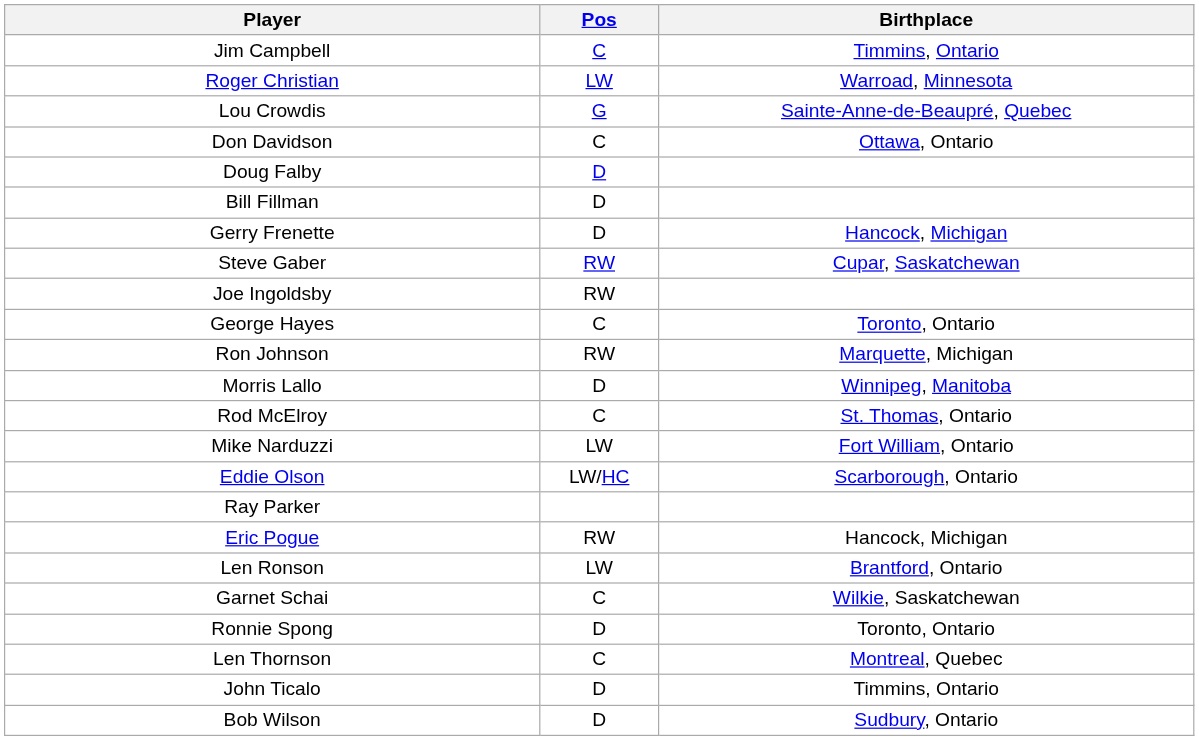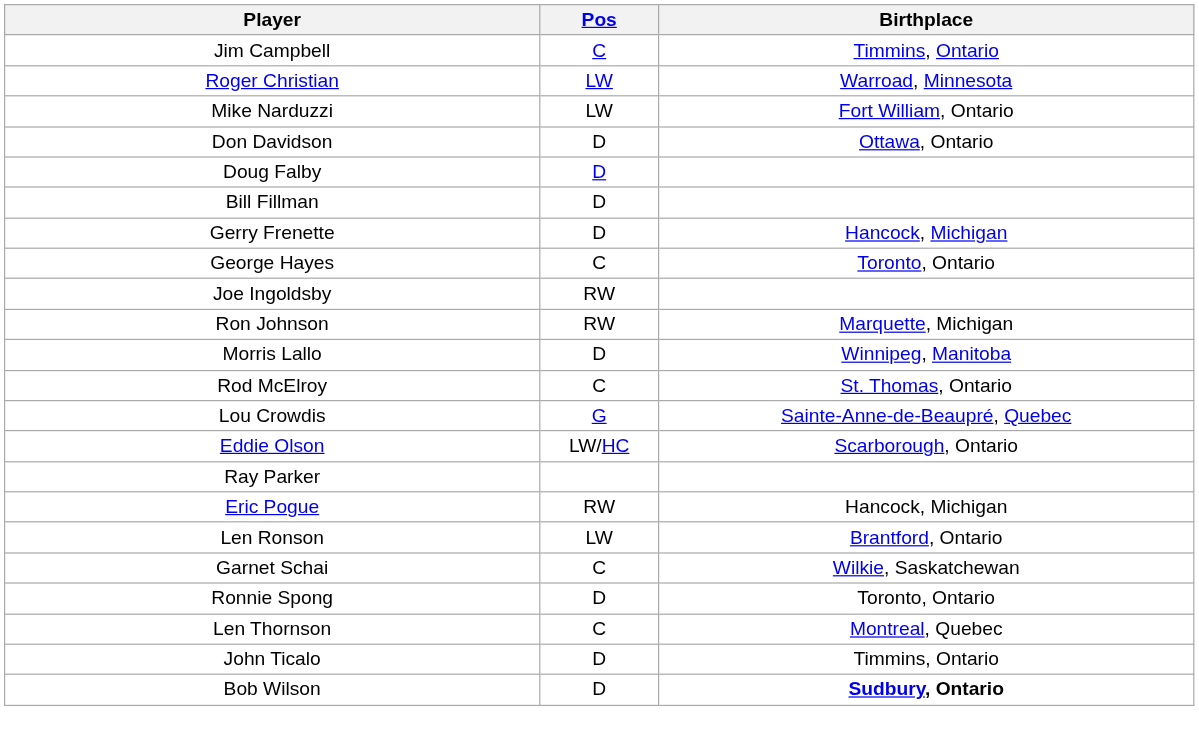rows swapped: (272, 111) <-> (272, 446)
(599, 141) C -> (599, 141) D
- row: (272, 263)
rows swapped: (272, 324) <-> (272, 293)
(926, 720) normal -> (926, 689) bold
